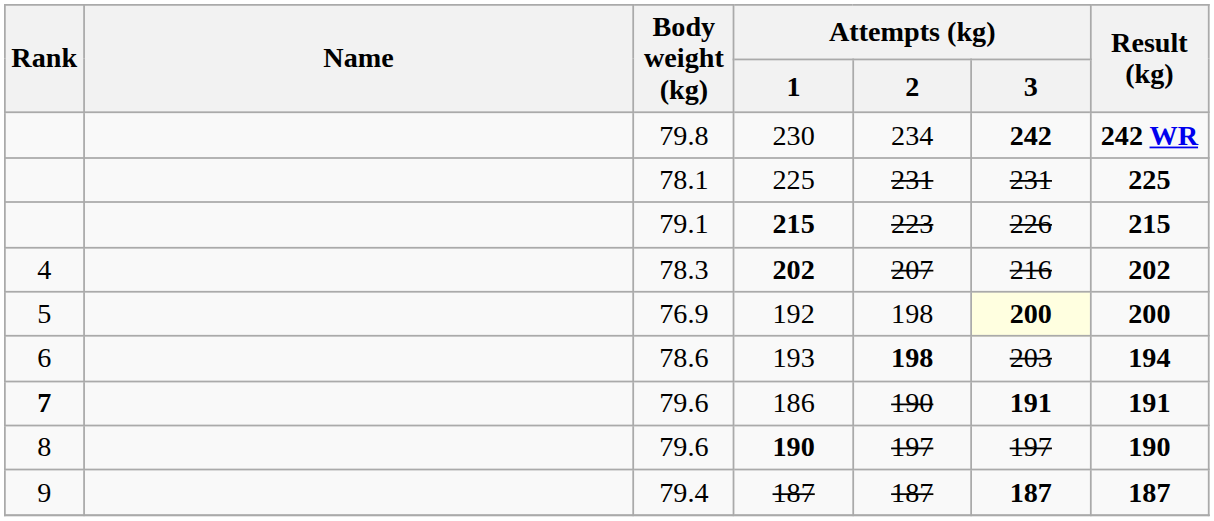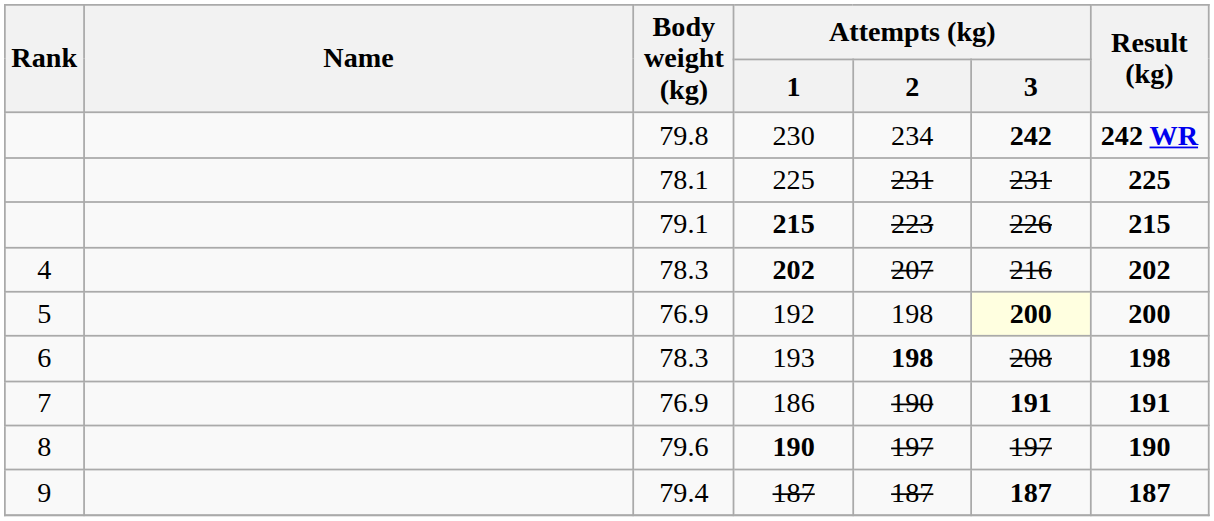(684, 358) 78.6 -> (684, 358) 78.3
(1031, 358) 203 -> (1031, 358) 208
(1149, 358) 194 -> (1149, 358) 198
(44, 402) bold -> (44, 402) normal
(684, 402) 79.6 -> (684, 402) 76.9
